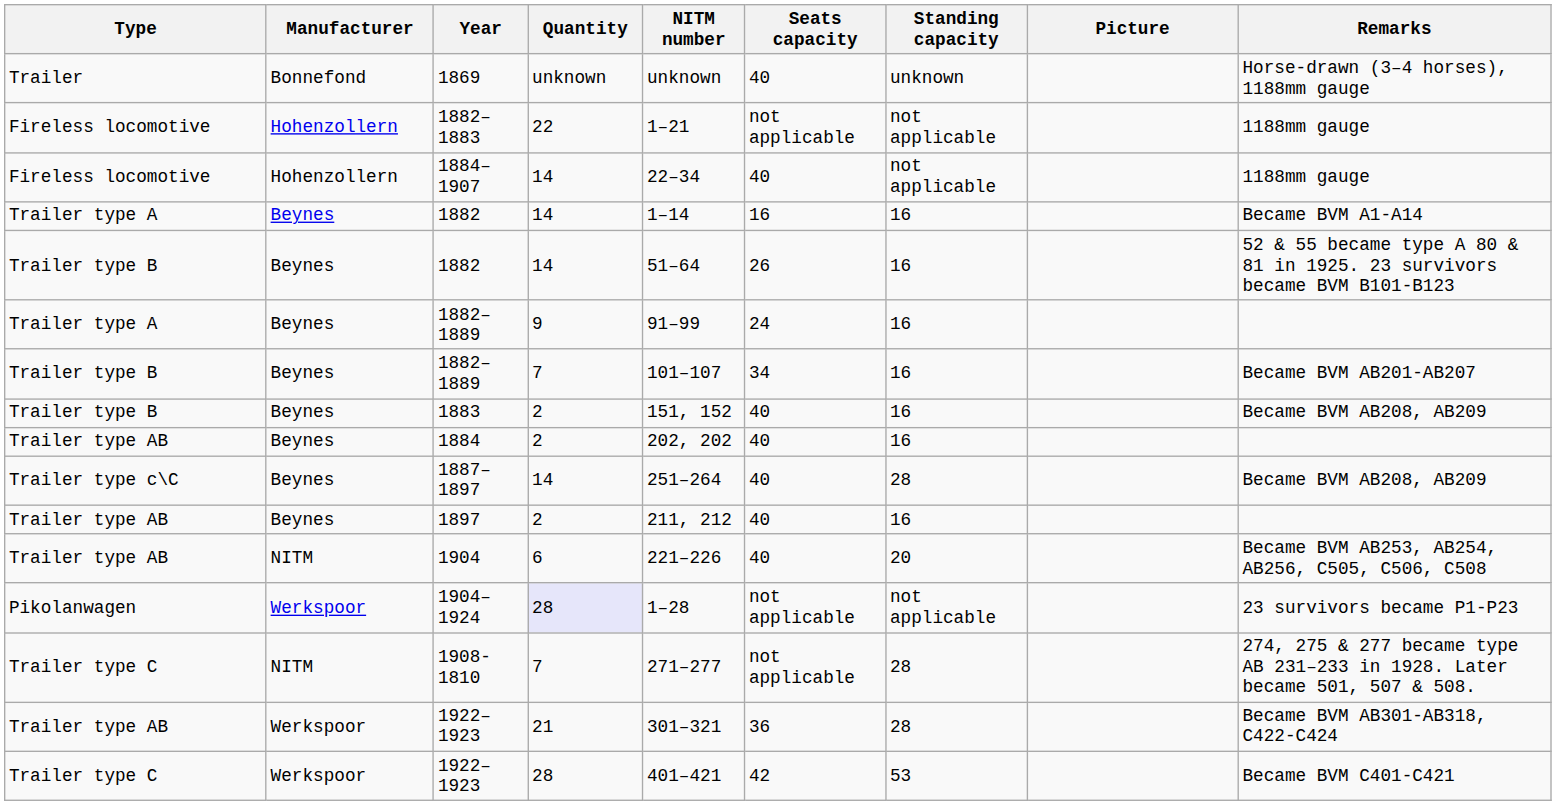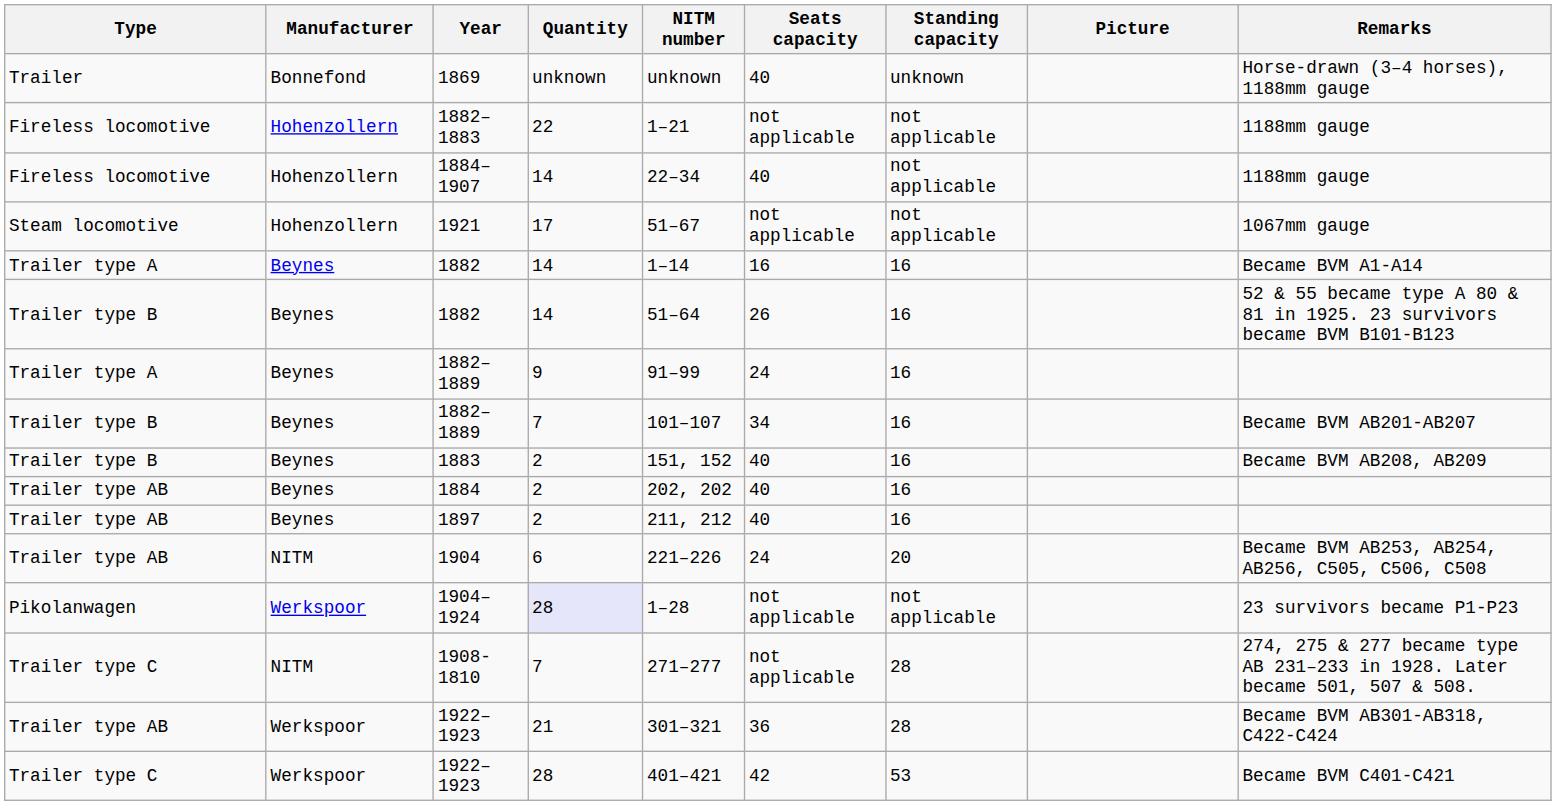+ row: (94, 226)
- row: (94, 481)
(759, 559) 40 -> (759, 559) 24
